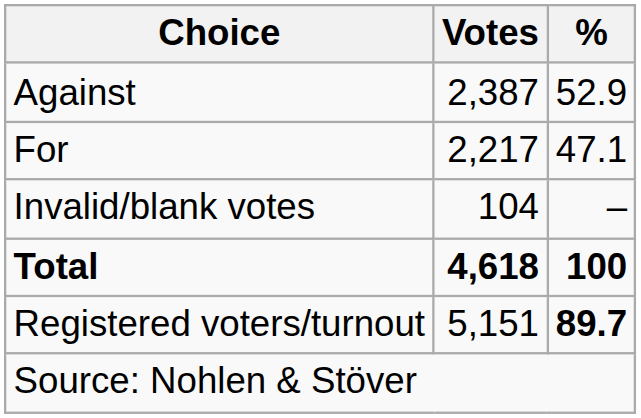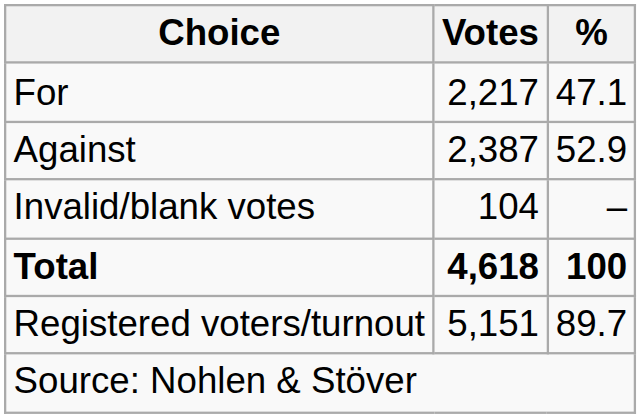rows swapped: (41, 149) <-> (75, 91)
(592, 324) bold -> (592, 324) normal
